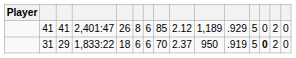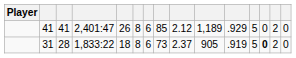(64, 45) 29 -> (64, 45) 28
(138, 45) 6 -> (138, 45) 8
(162, 45) 70 -> (162, 45) 73
(209, 45) 950 -> (209, 45) 905
